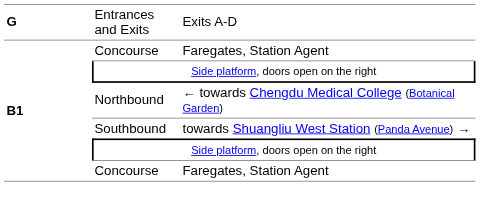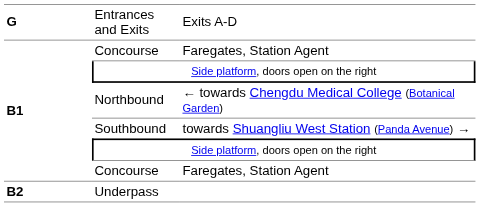+ row: (127, 191)
